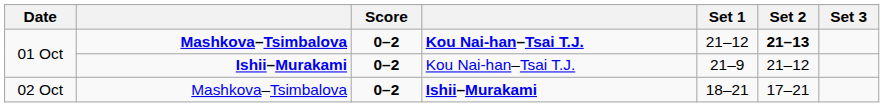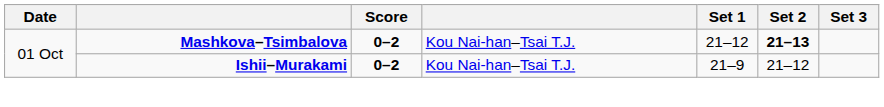(505, 41) bold -> (500, 41) normal
- row: (40, 90)
